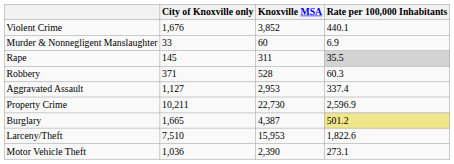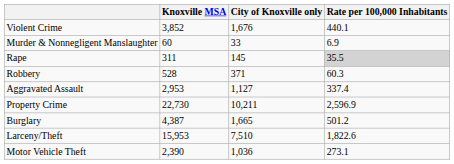columns swapped: (208, 12) <-> (290, 12)
(338, 120) khaki background -> (338, 120) no background
